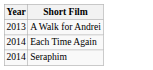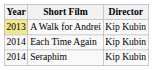+ column: (126, 12)
(16, 27) no background -> (16, 27) khaki background
